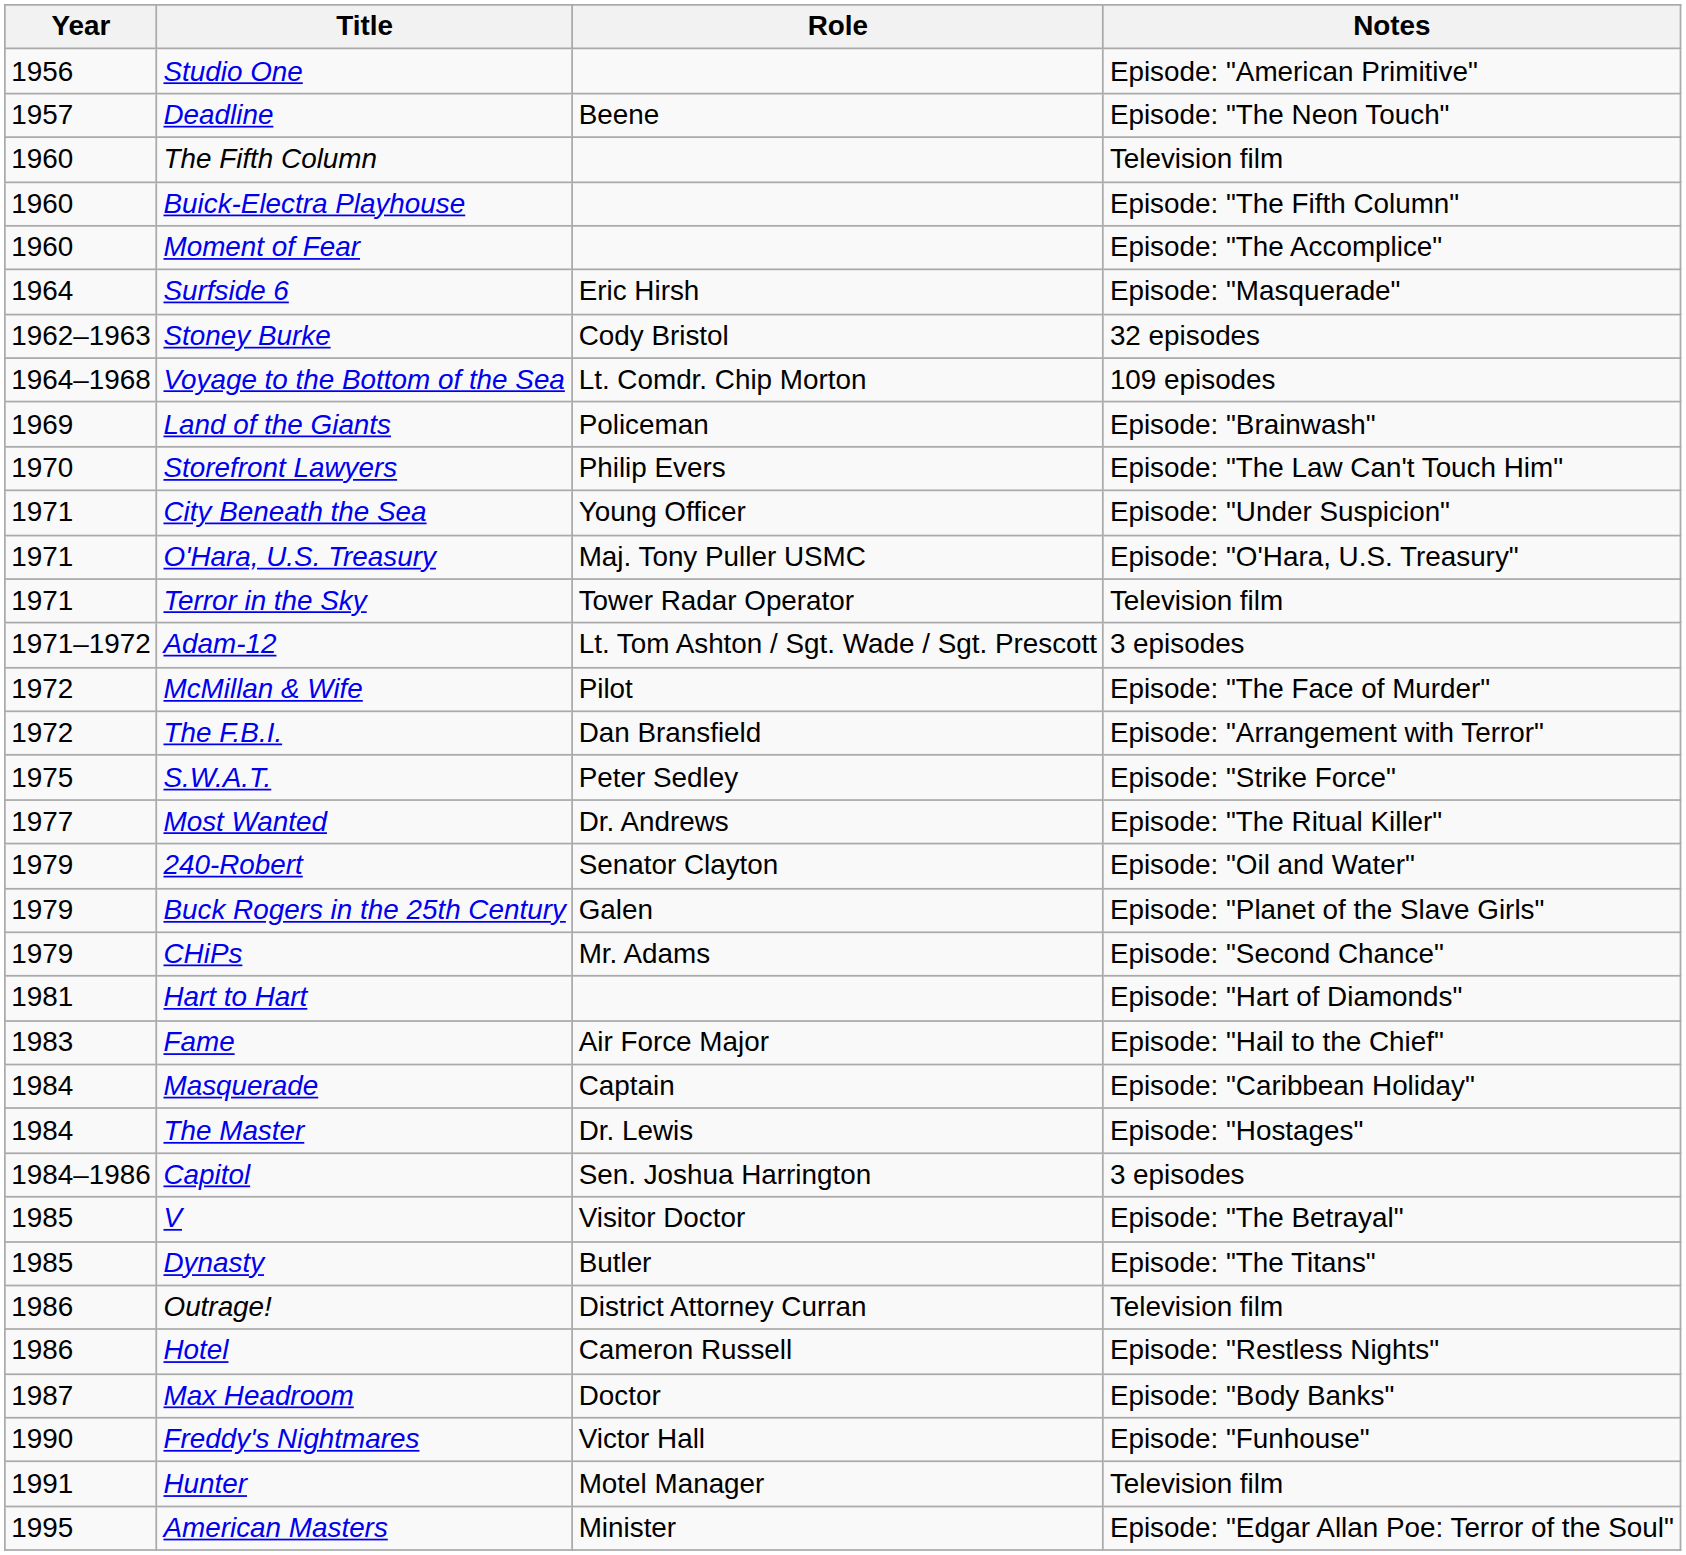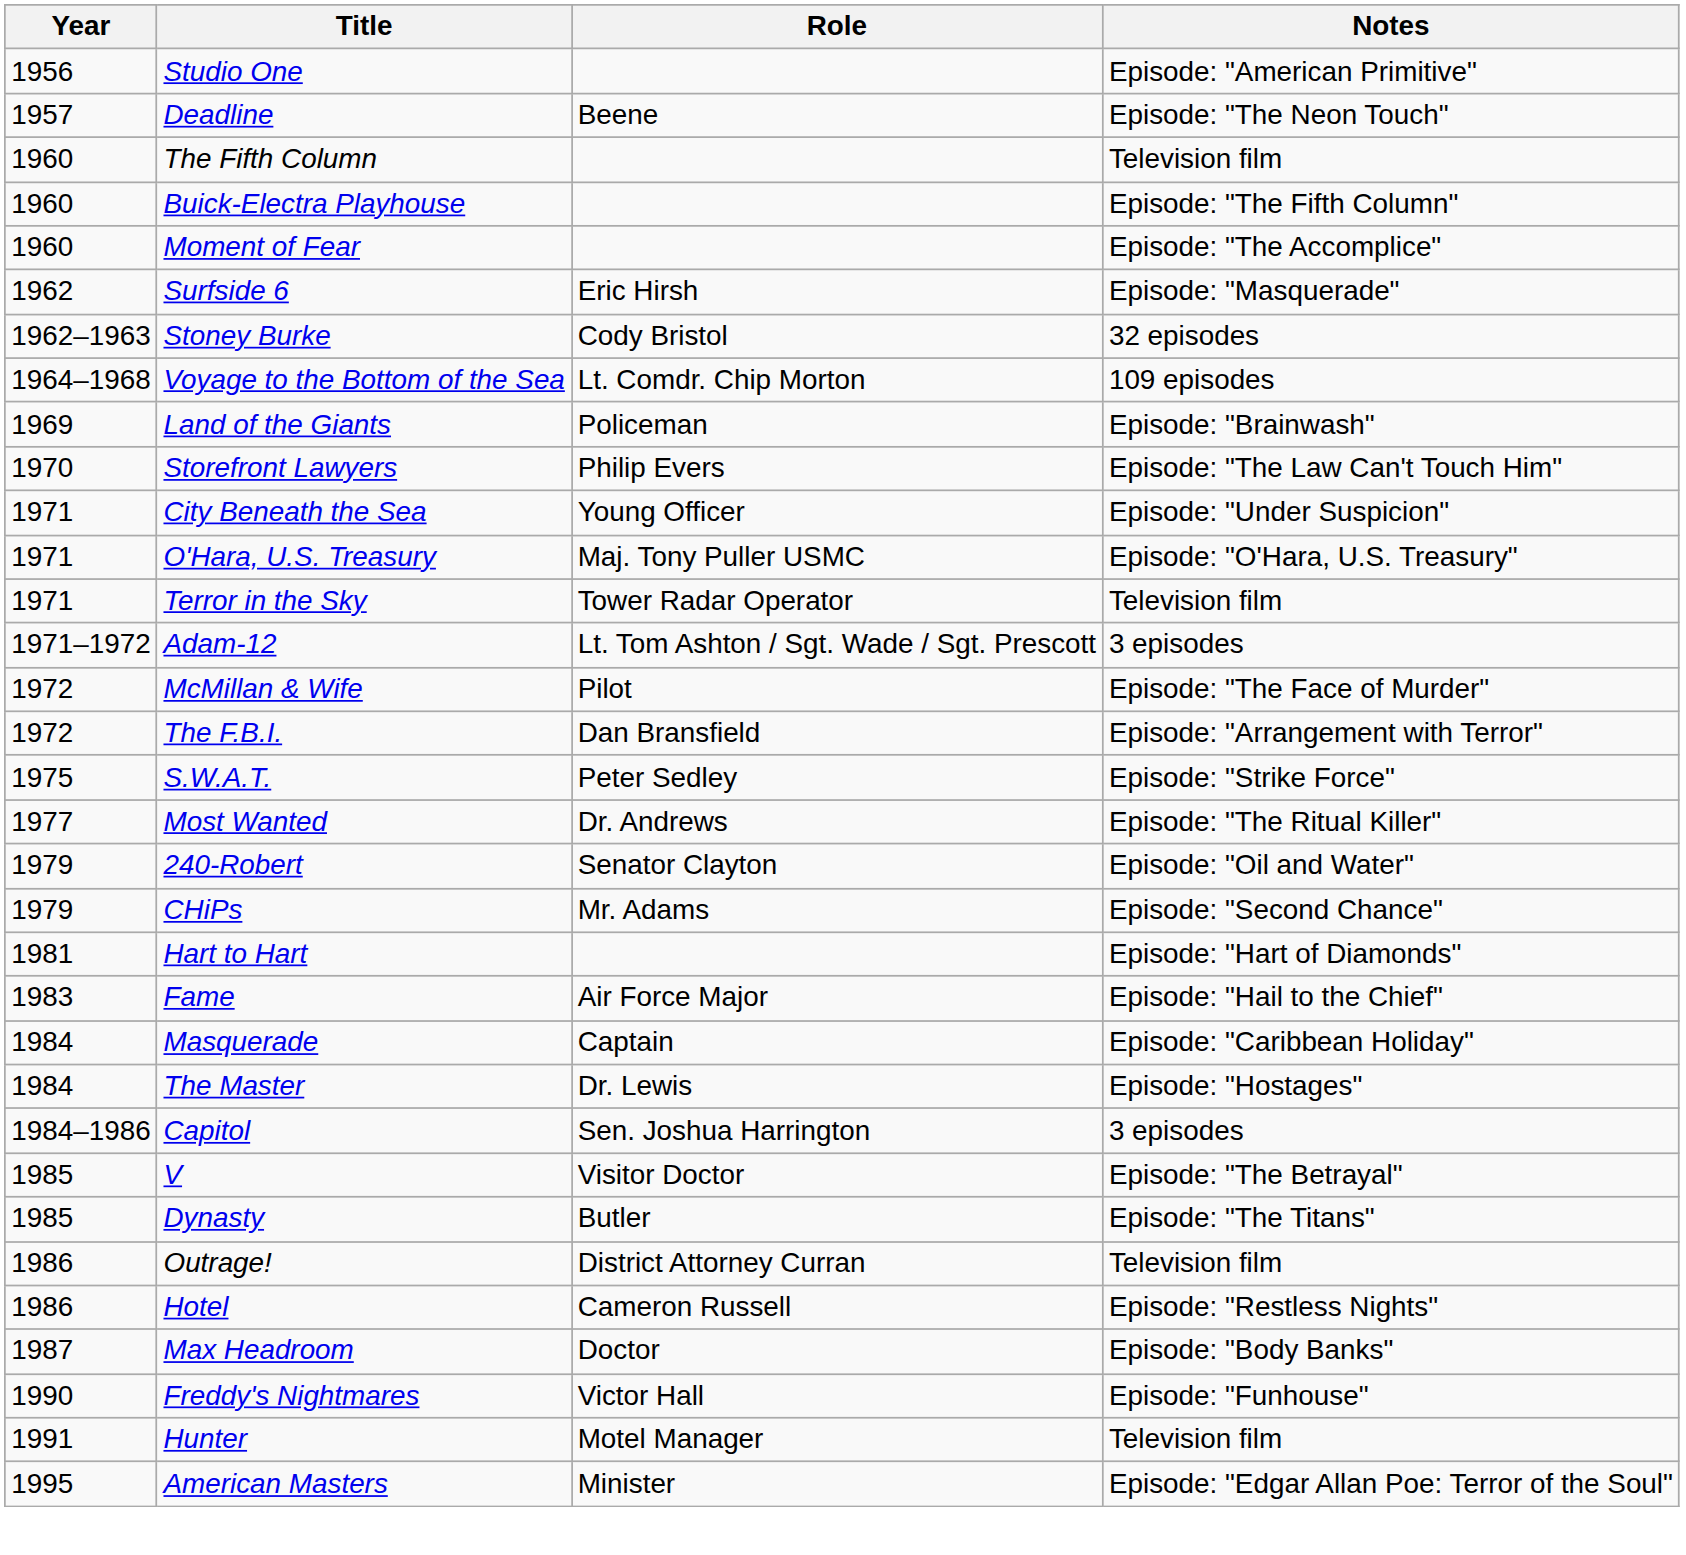(42, 291) 1964 -> (42, 291) 1962
- row: (365, 909)
